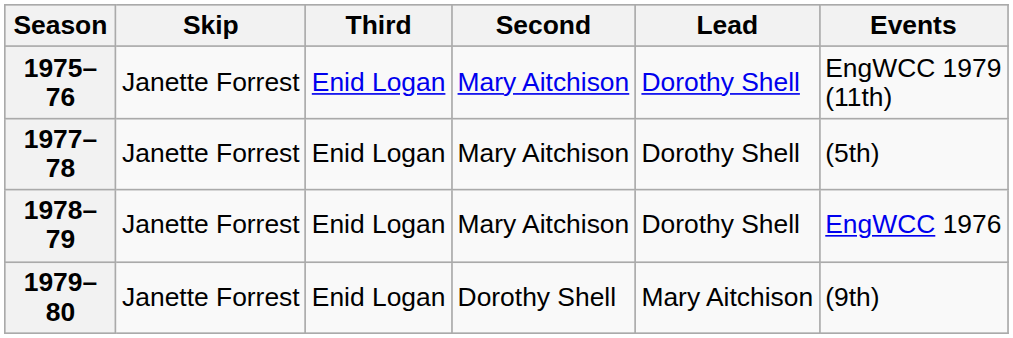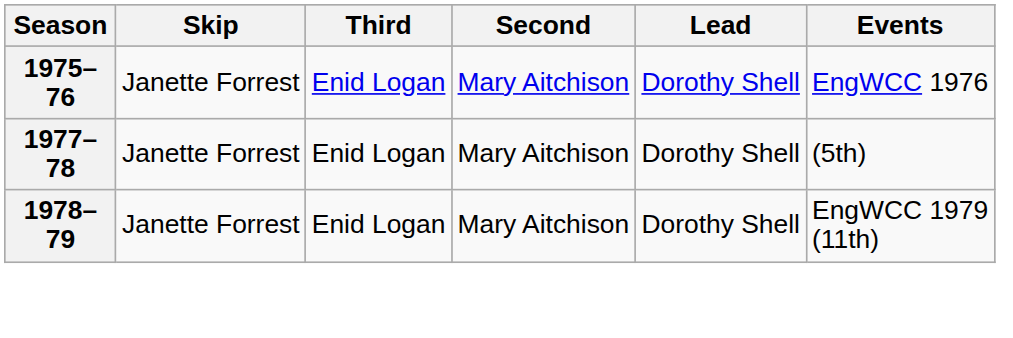(913, 82) EngWCC 1979 (11th) -> (900, 82) EngWCC 1976
(913, 225) EngWCC 1976 -> (900, 225) EngWCC 1979 (11th)
- row: (60, 296)
